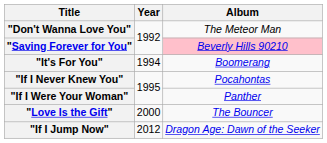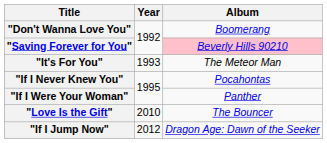(243, 29) The Meteor Man -> (243, 29) Boomerang
(149, 63) 1994 -> (149, 63) 1993
(243, 63) Boomerang -> (243, 63) The Meteor Man
(149, 113) 2000 -> (149, 113) 2010
